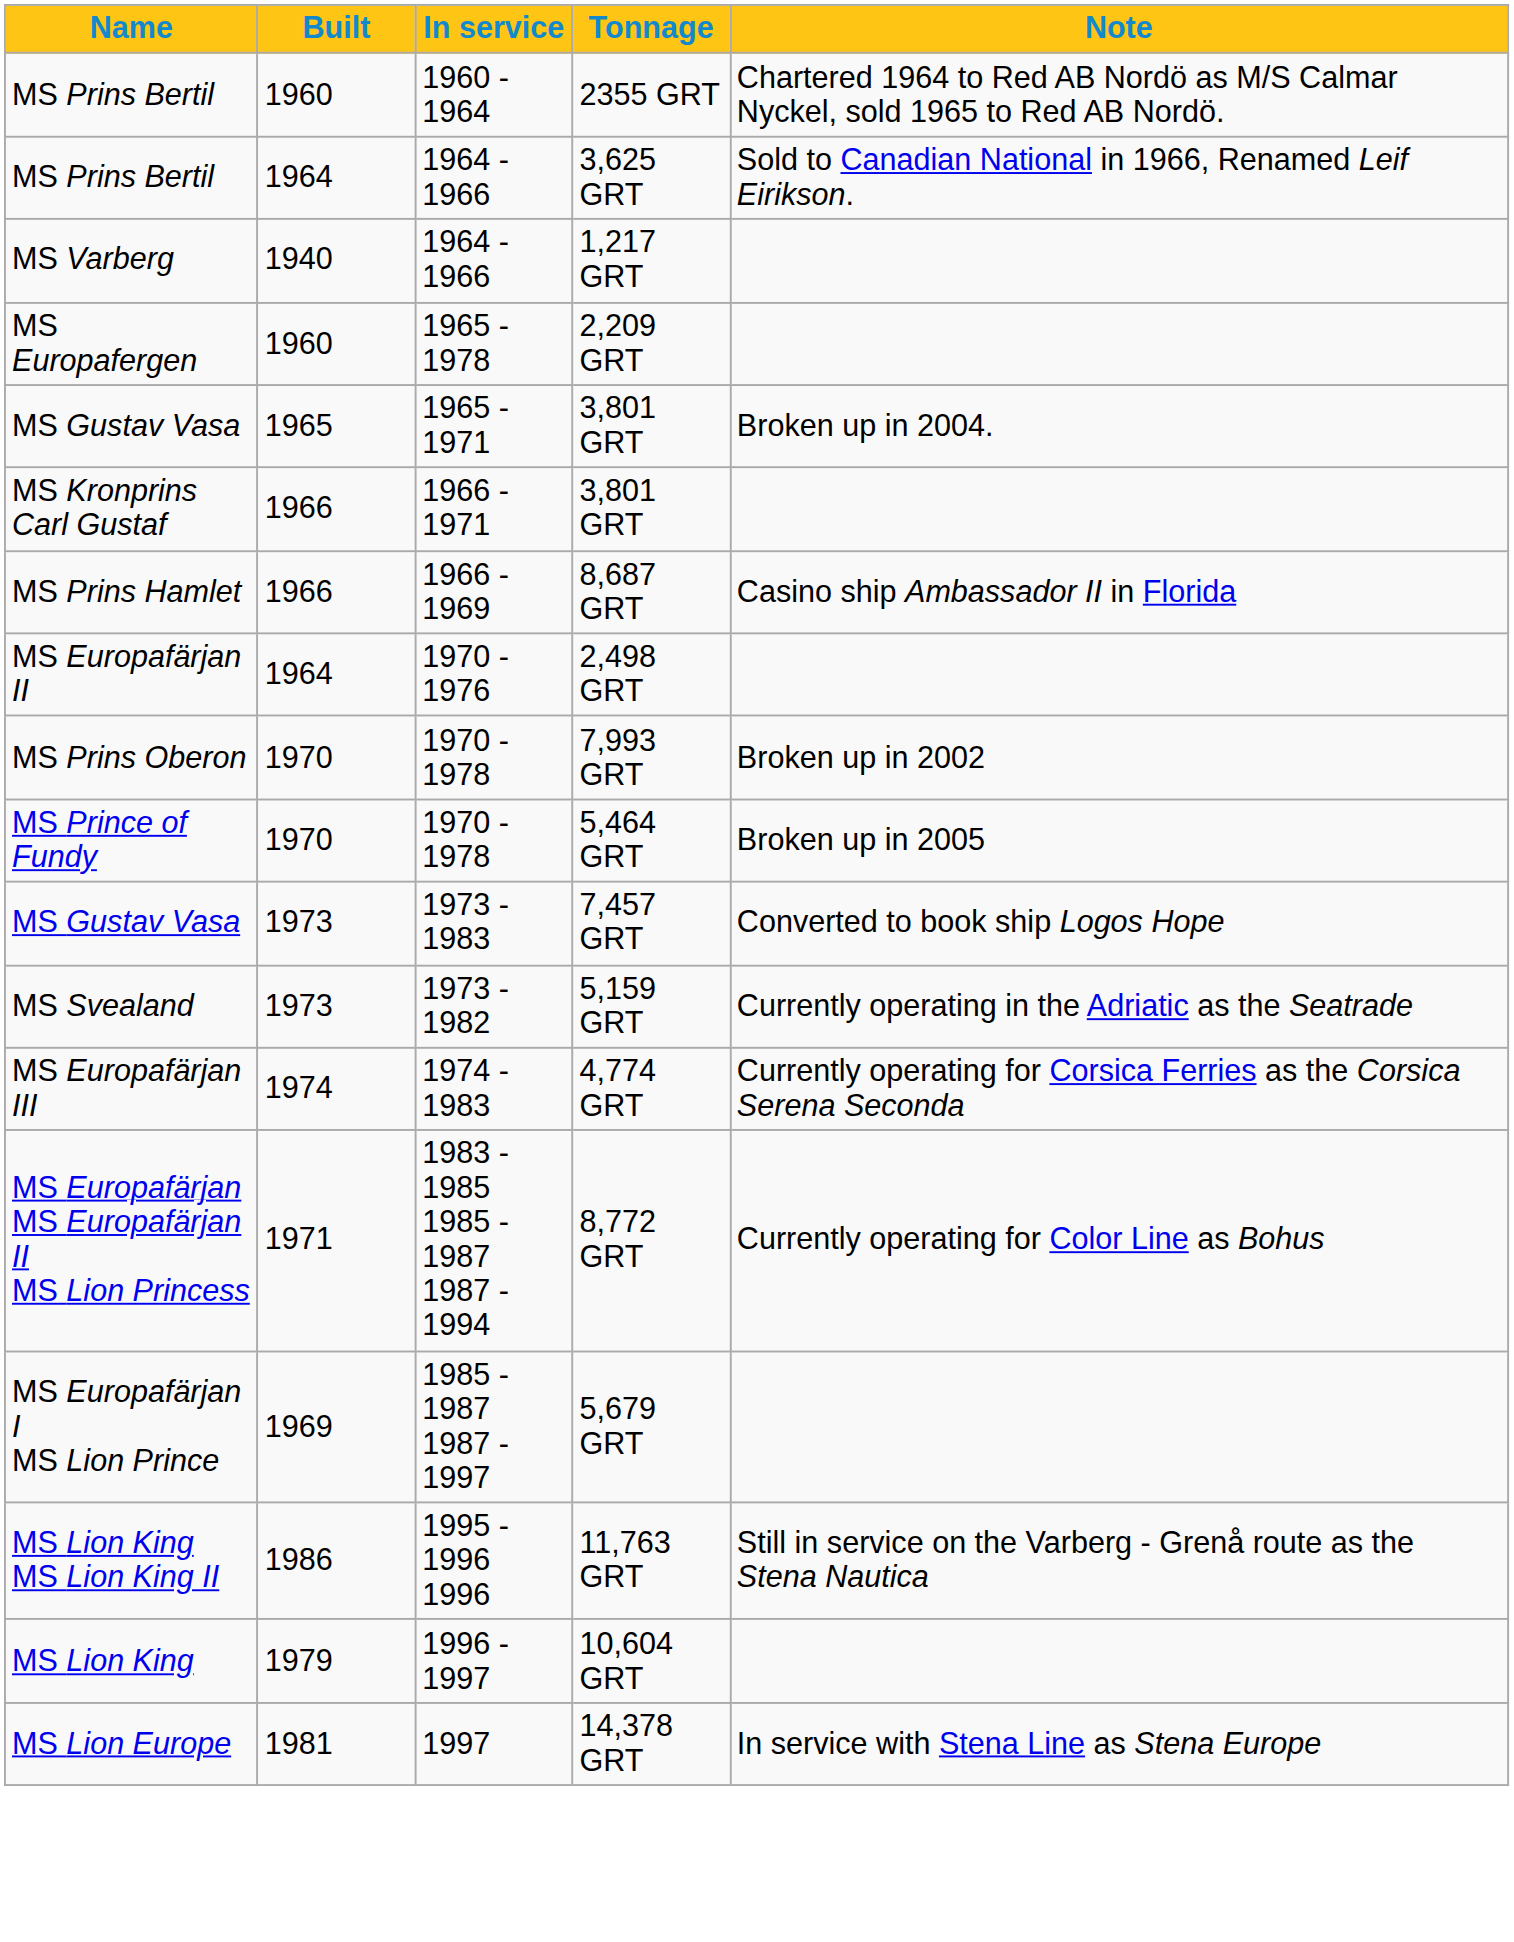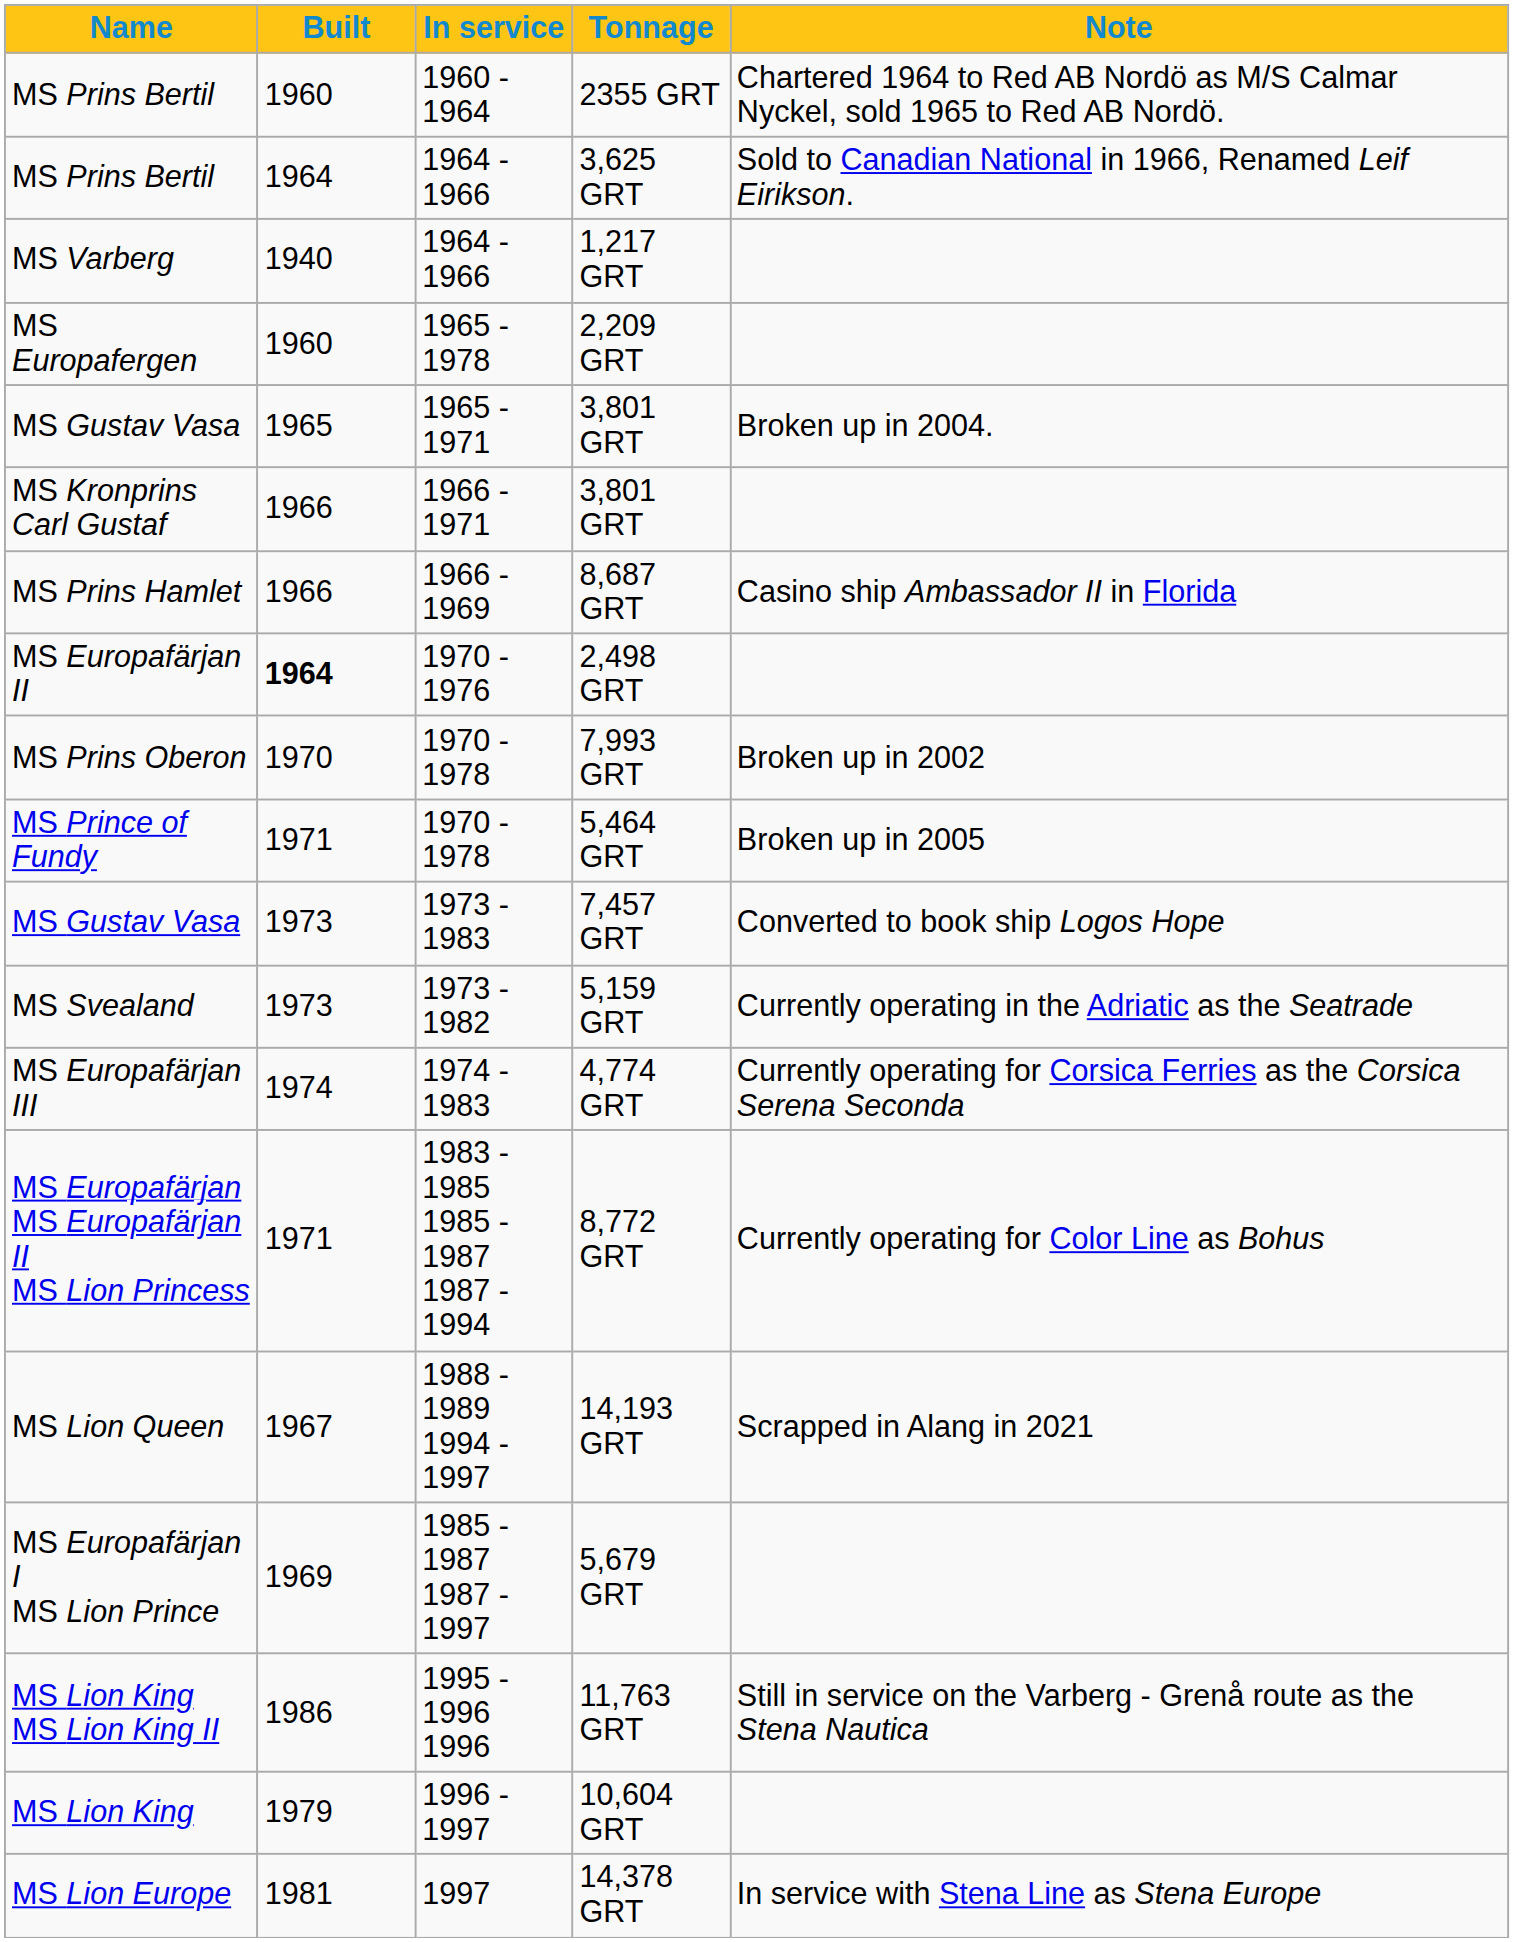(299, 674) normal -> (299, 674) bold
(299, 840) 1970 -> (299, 840) 1971
+ row: (118, 1426)
